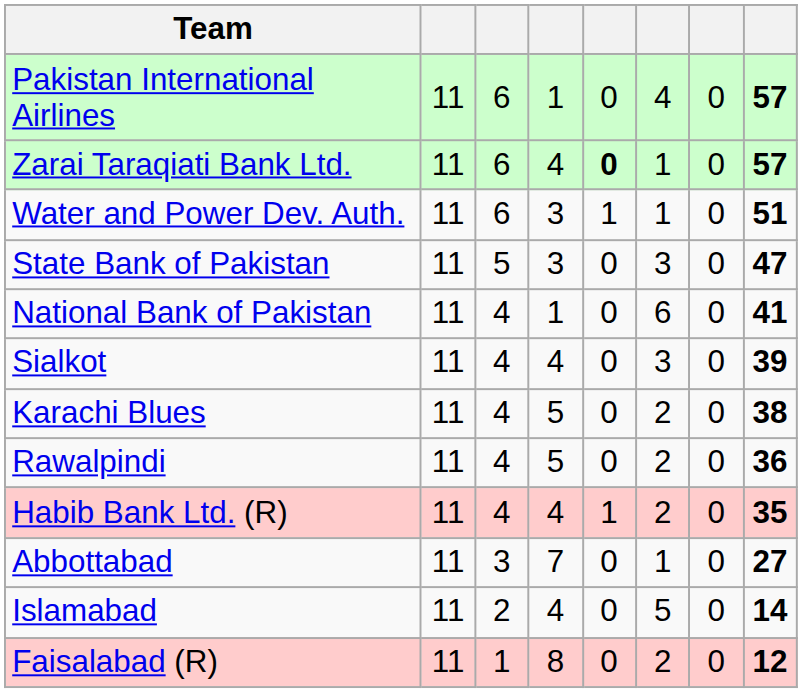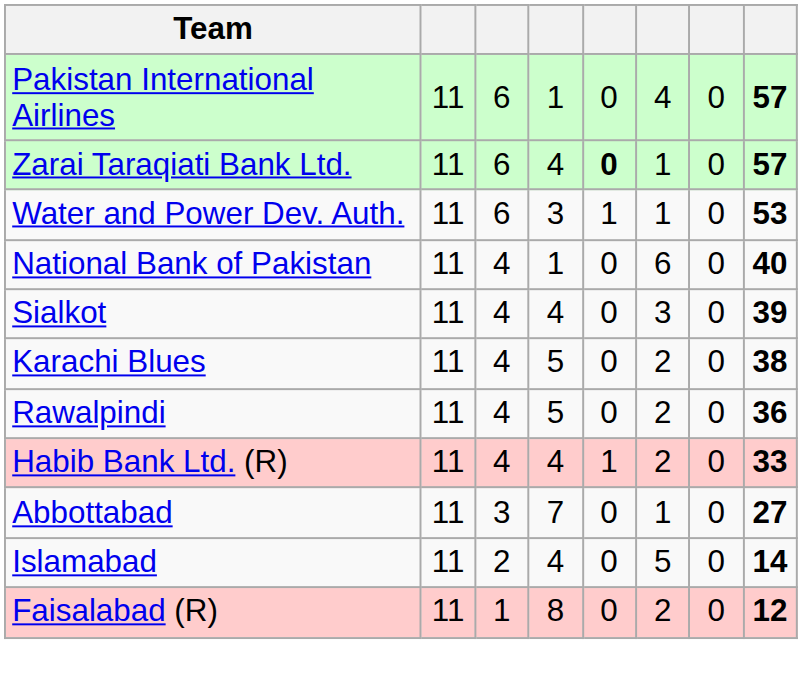(770, 213) 51 -> (770, 213) 53
- row: (171, 263)
(770, 313) 41 -> (770, 263) 40
(770, 512) 35 -> (770, 462) 33
